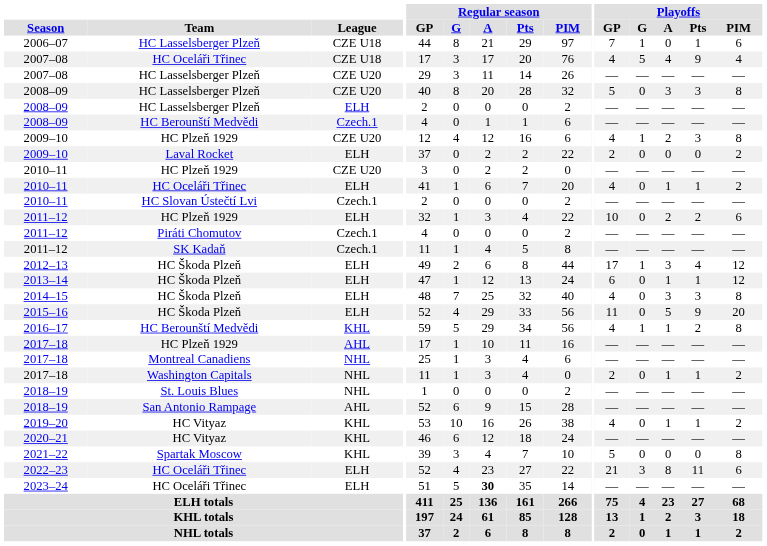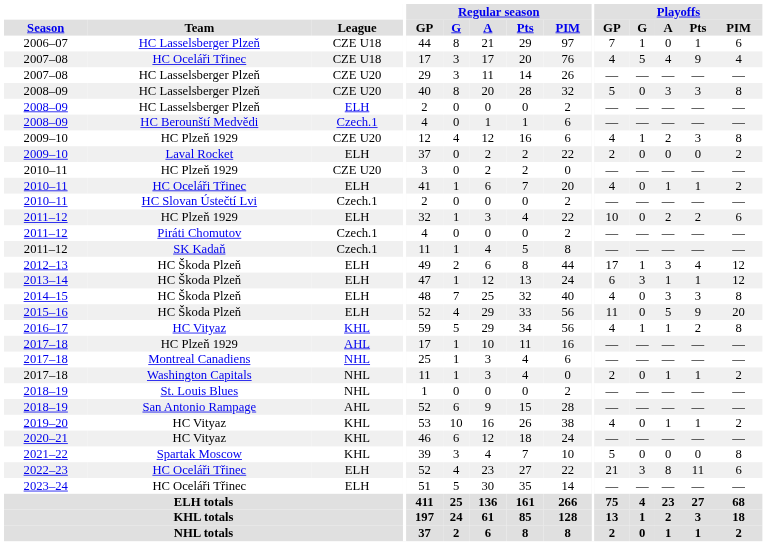(642, 280) 0 -> (642, 280) 3
(199, 328) HC Berounští Medvědi -> (199, 328) HC Vityaz
(488, 486) bold -> (488, 486) normal
